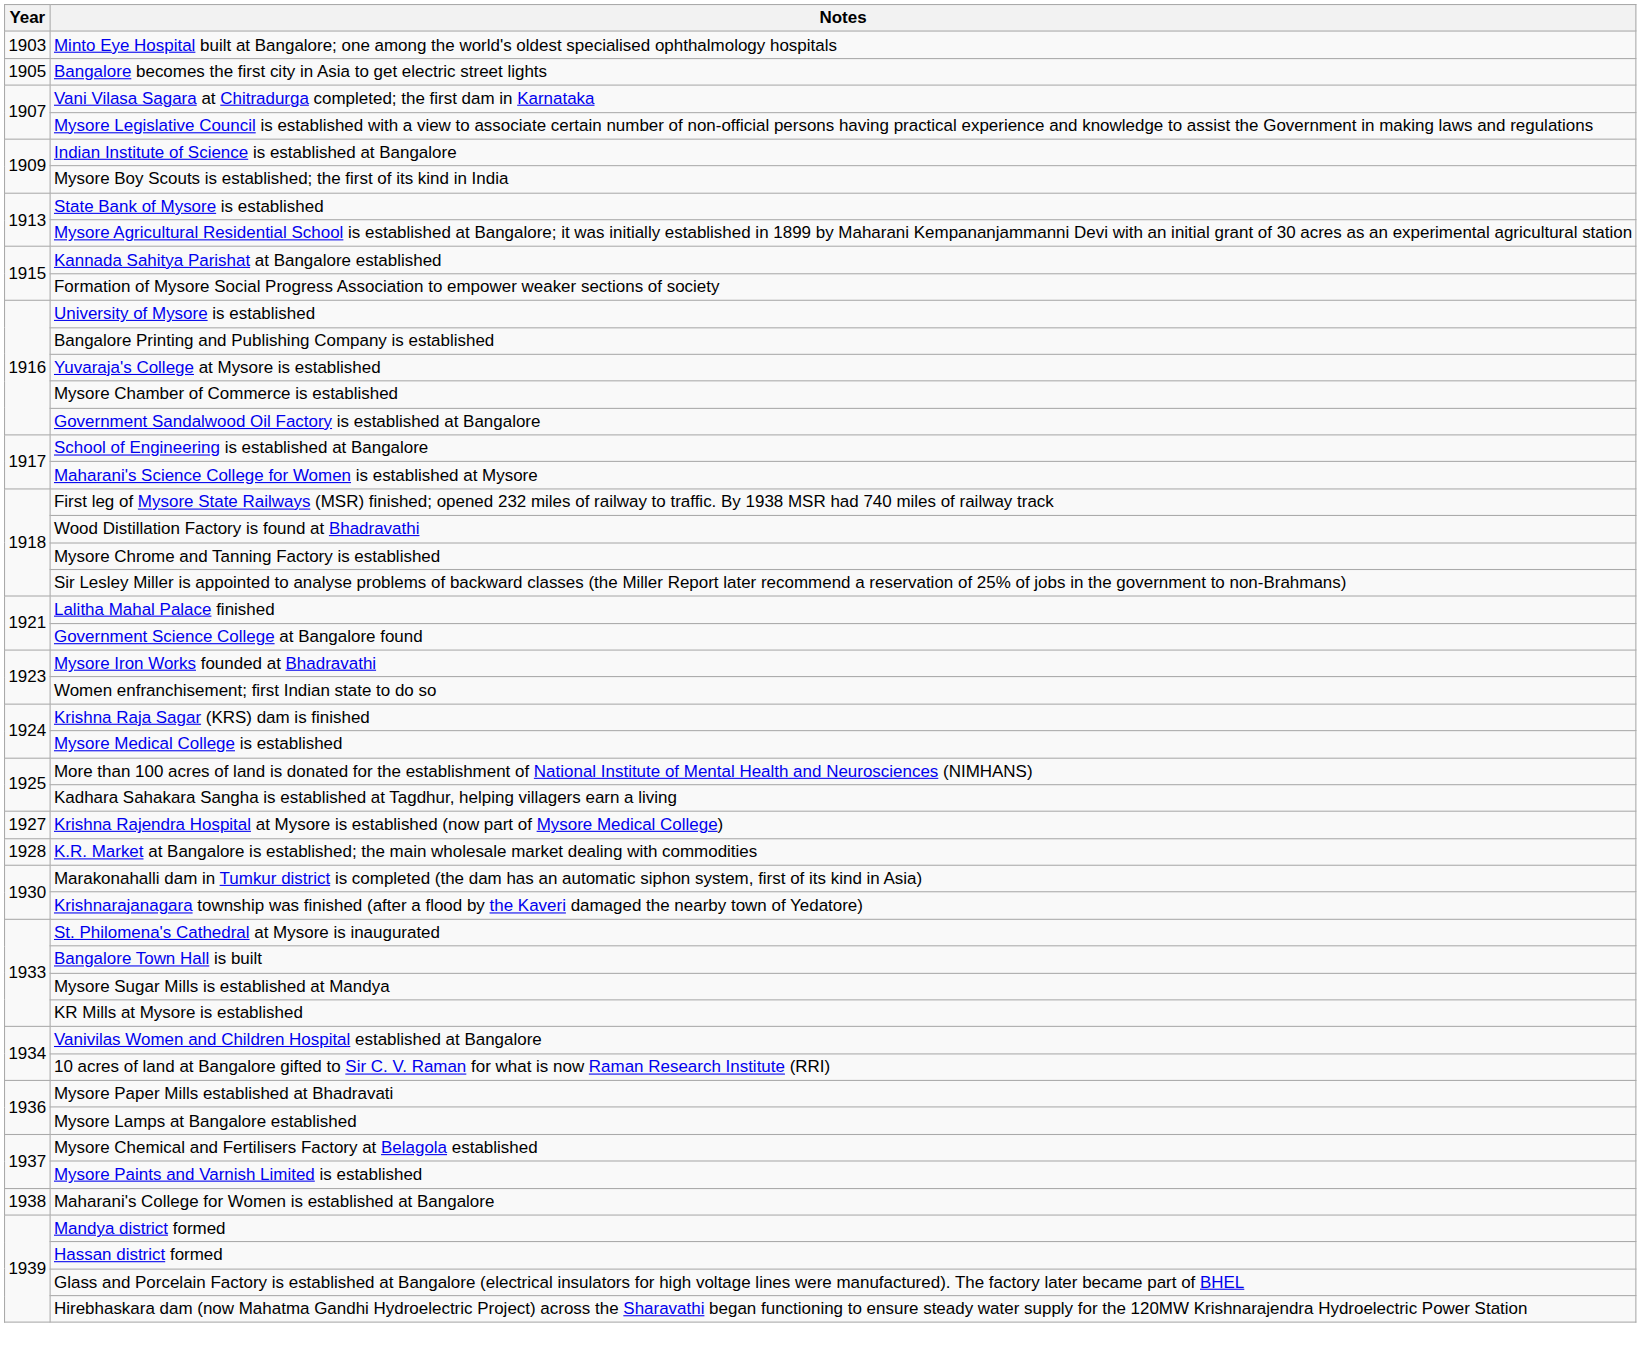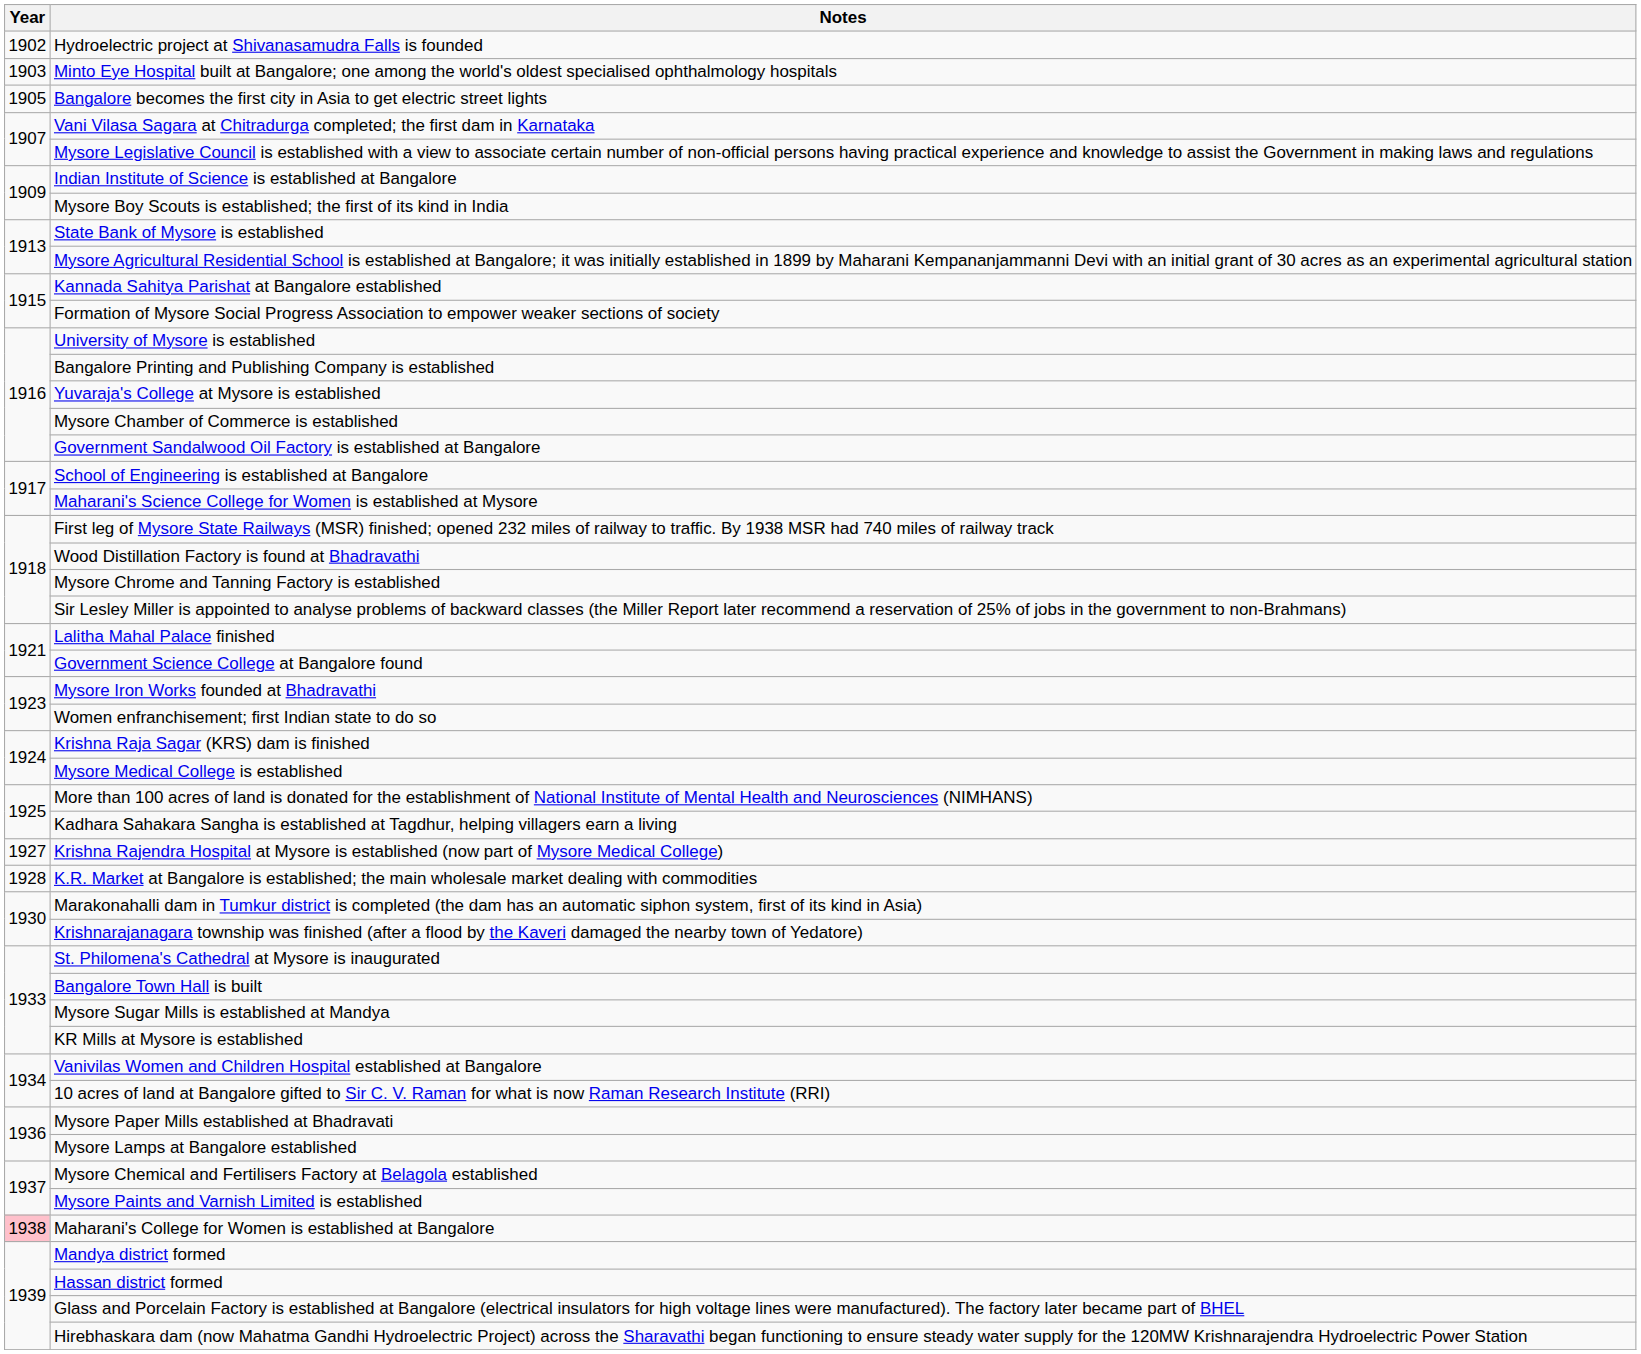+ row: (268, 44)
(27, 1201) no background -> (27, 1228) pink background
